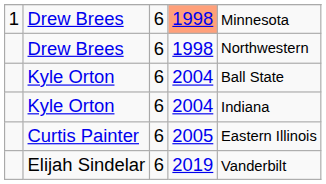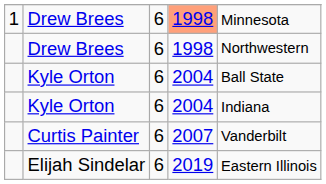(193, 135) 2005 -> (193, 135) 2007
(269, 136) Eastern Illinois -> (254, 136) Vanderbilt
(254, 165) Vanderbilt -> (269, 165) Eastern Illinois
